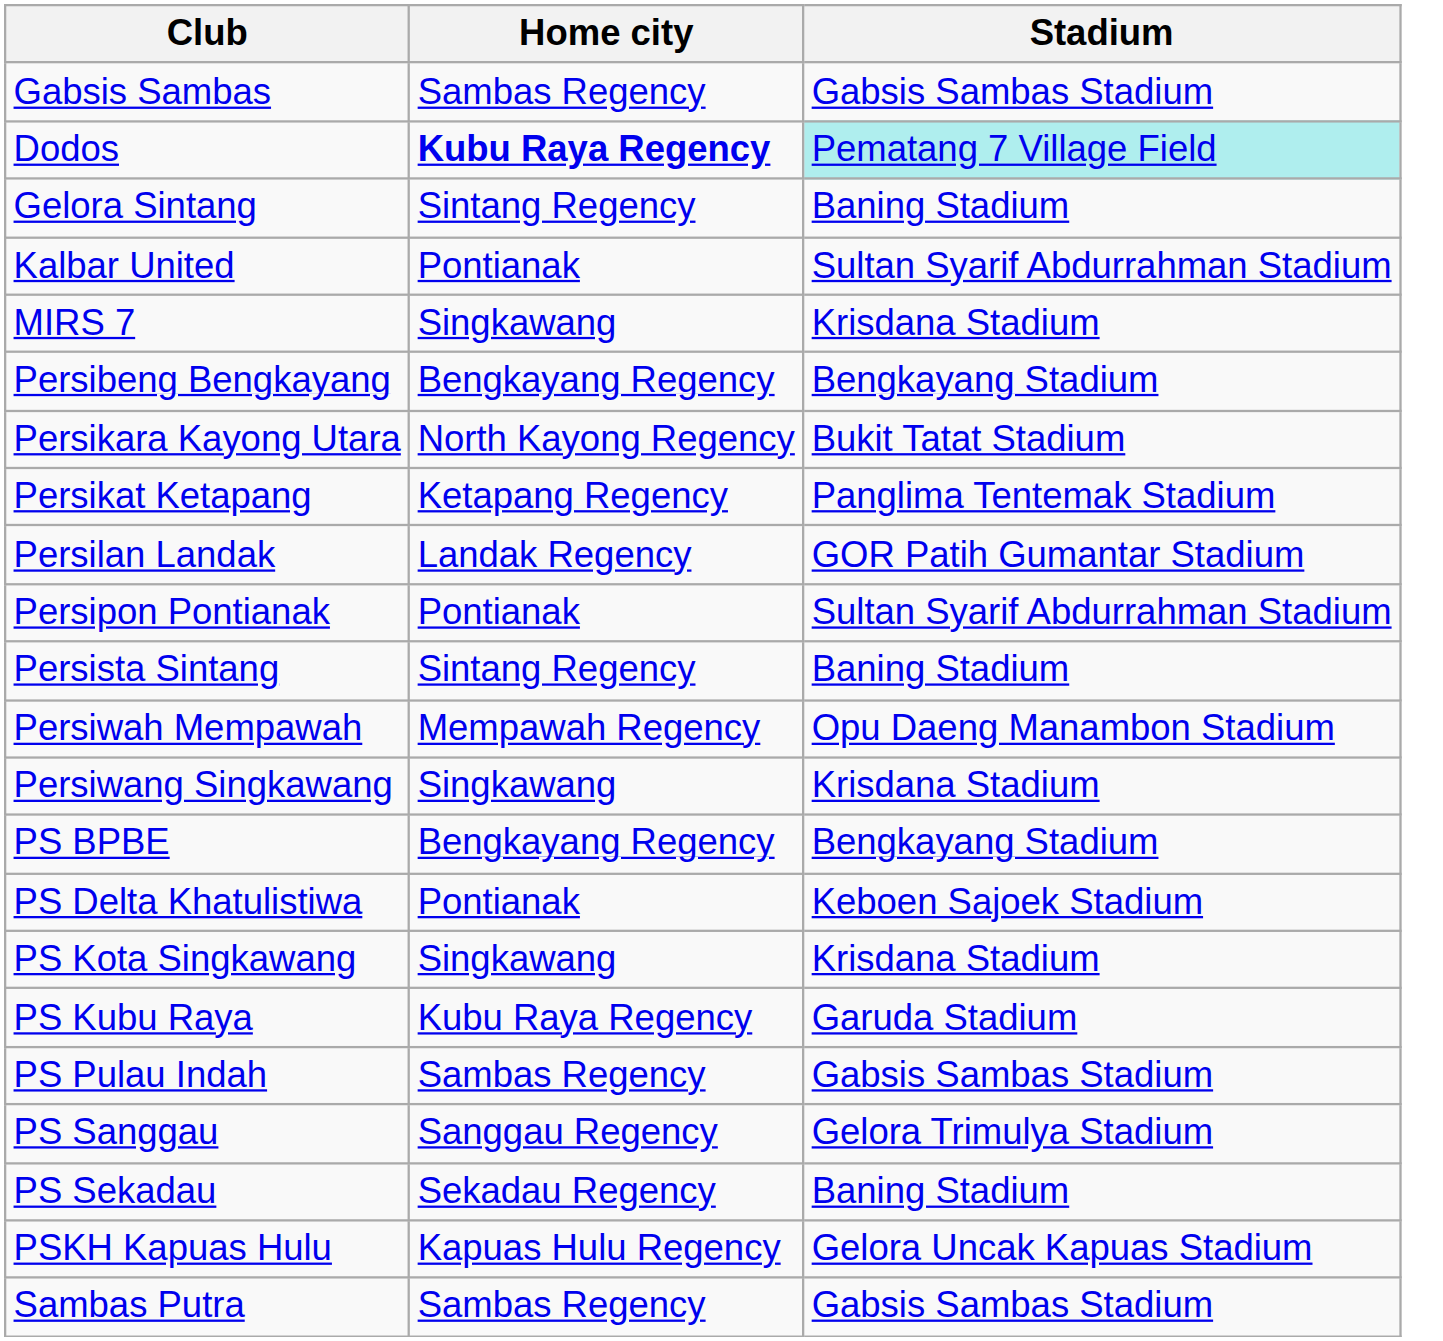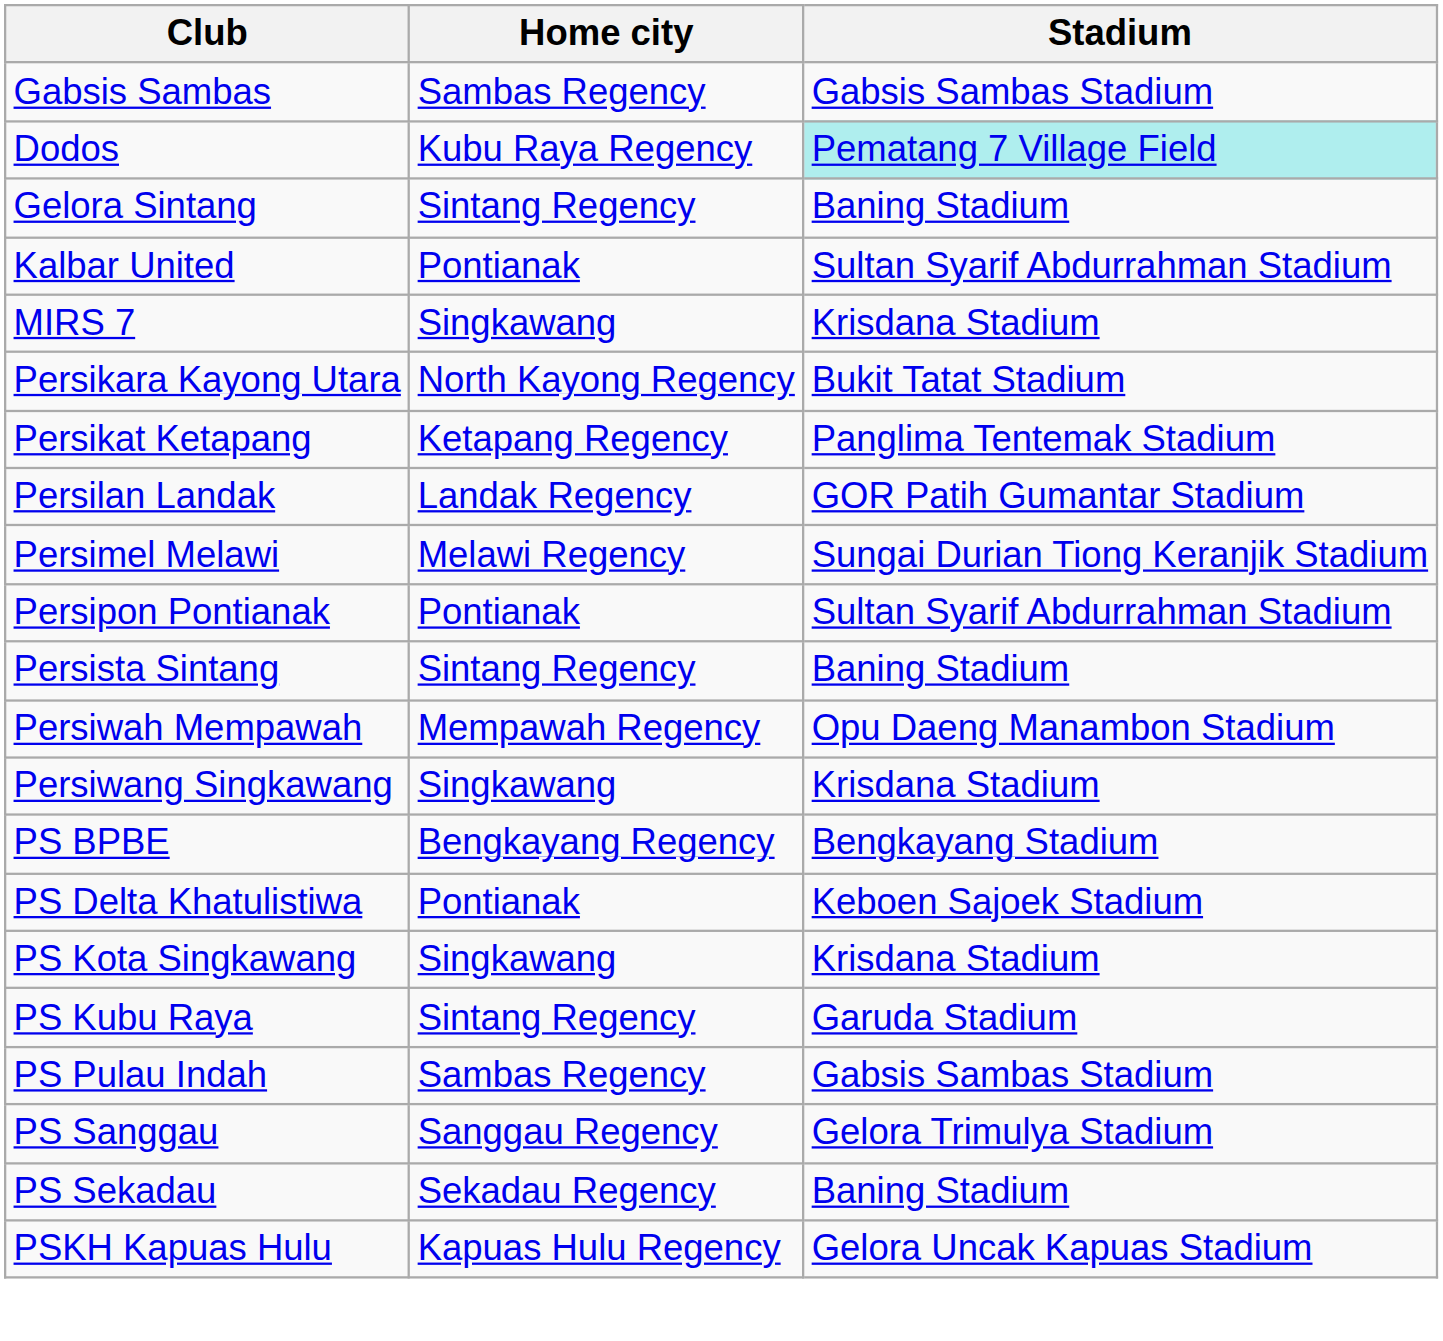(594, 149) bold -> (585, 149) normal
- row: (202, 380)
+ row: (146, 554)
(585, 1016) Kubu Raya Regency -> (557, 1016) Sintang Regency
- row: (129, 1306)
